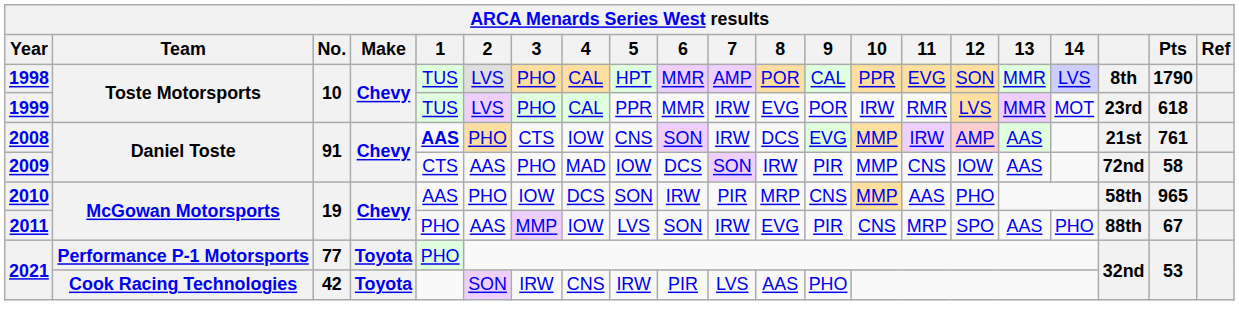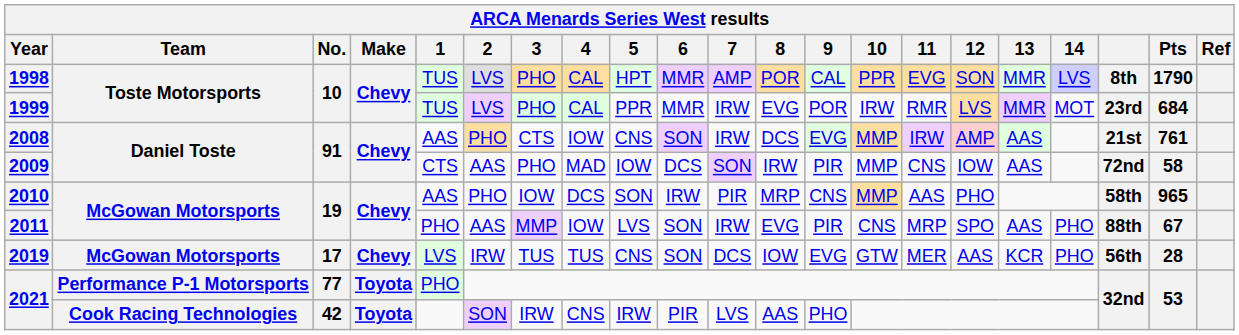(1173, 108) 618 -> (1173, 108) 684
(440, 137) bold -> (440, 137) normal
+ row: (29, 255)
